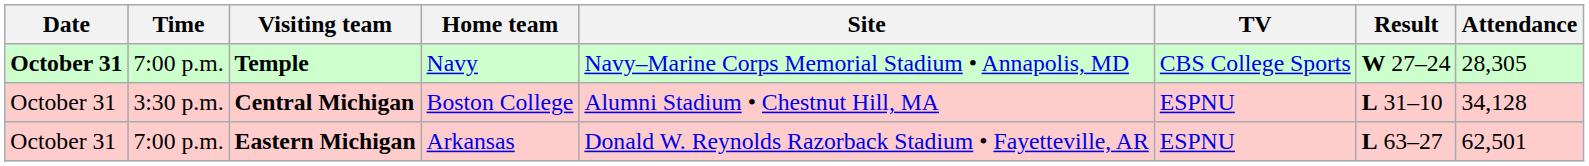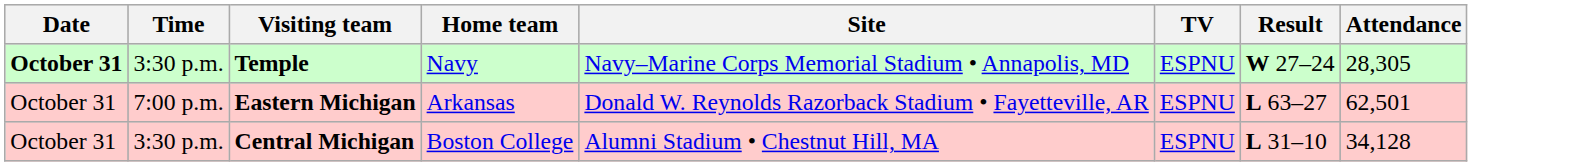(179, 63) 7:00 p.m. -> (179, 63) 3:30 p.m.
(1255, 63) CBS College Sports -> (1197, 63) ESPNU
rows swapped: (324, 102) <-> (325, 141)
